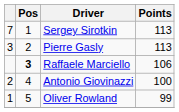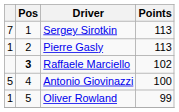(10, 47) 3 -> (10, 47) 1
(163, 64) 106 -> (163, 64) 102
(10, 81) 2 -> (10, 81) 5
